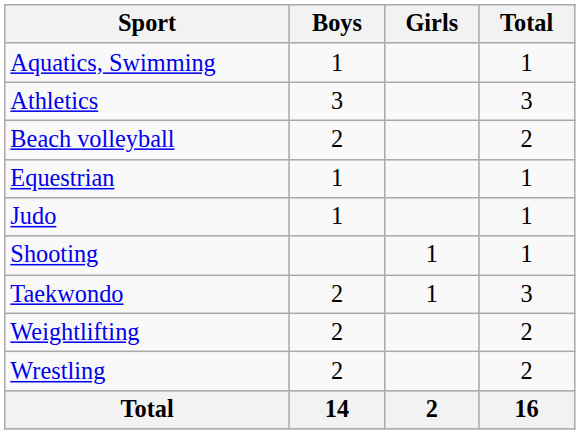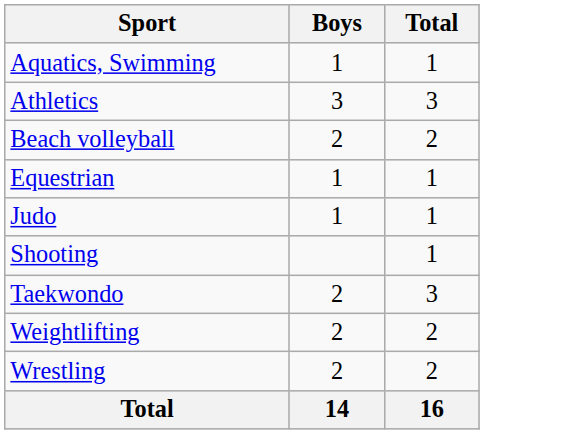- column: (432, 23)
